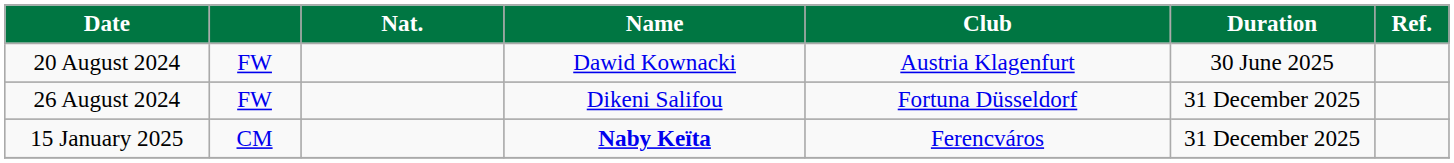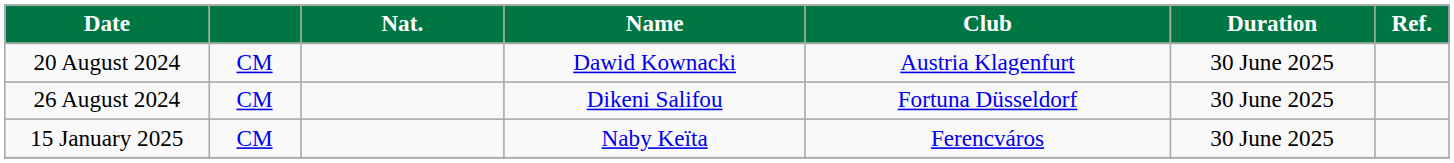(255, 62) FW -> (255, 62) CM
(255, 100) FW -> (255, 100) CM
(1272, 100) 31 December 2025 -> (1272, 100) 30 June 2025
(655, 138) bold -> (655, 138) normal
(1272, 138) 31 December 2025 -> (1272, 138) 30 June 2025
